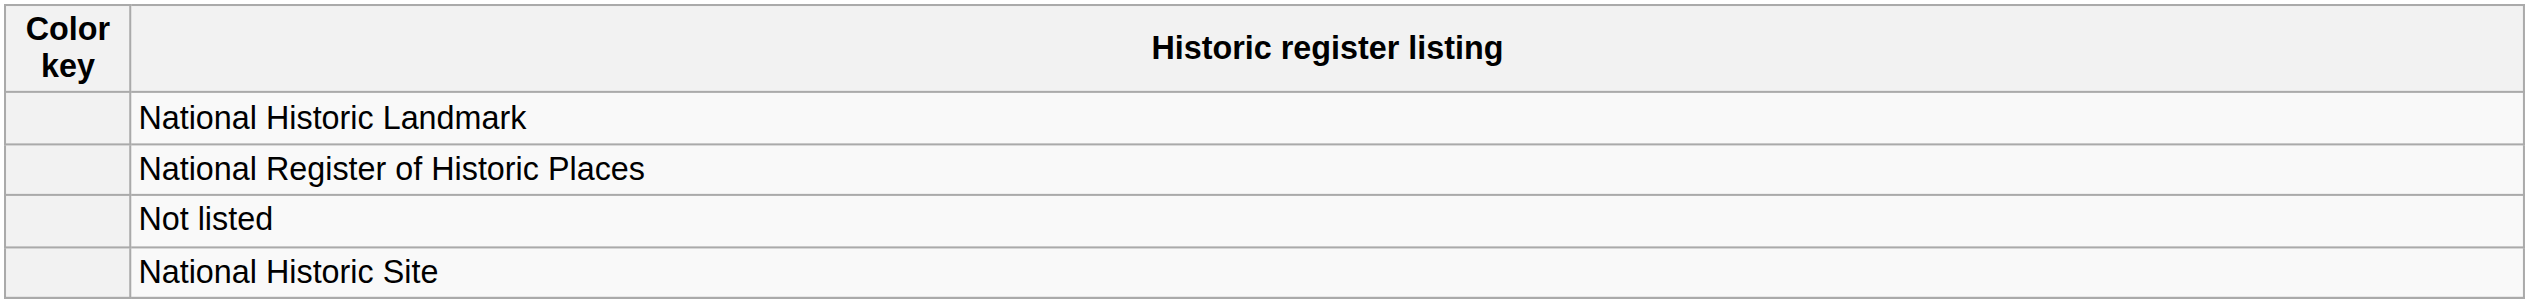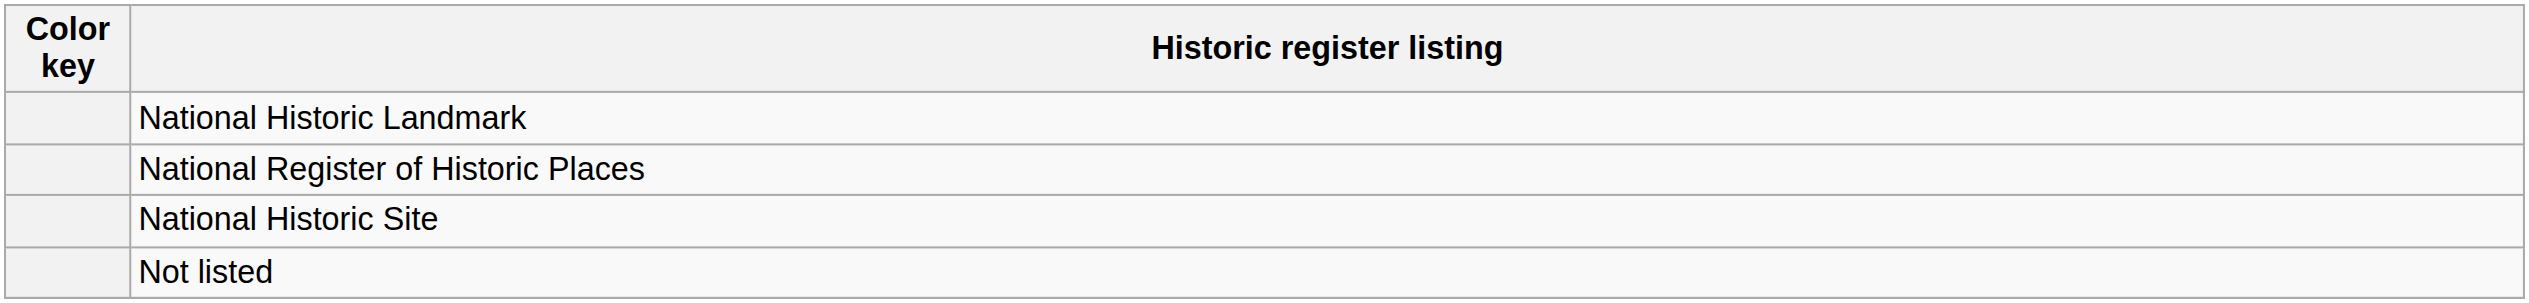rows swapped: (288, 271) <-> (206, 220)
